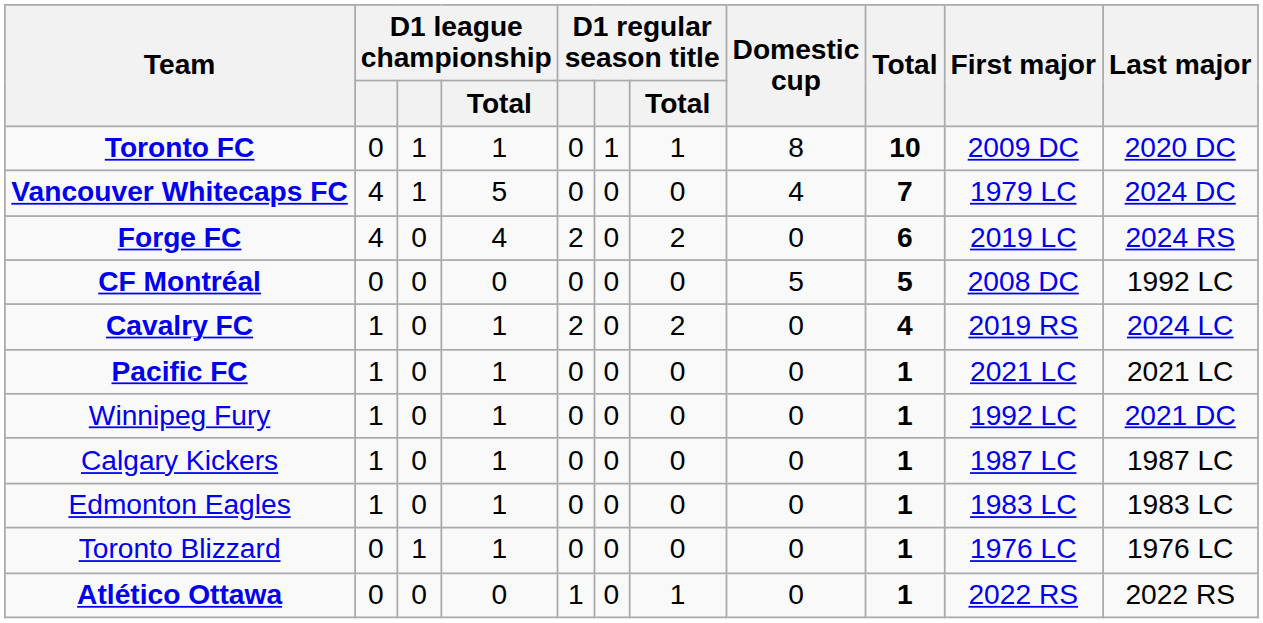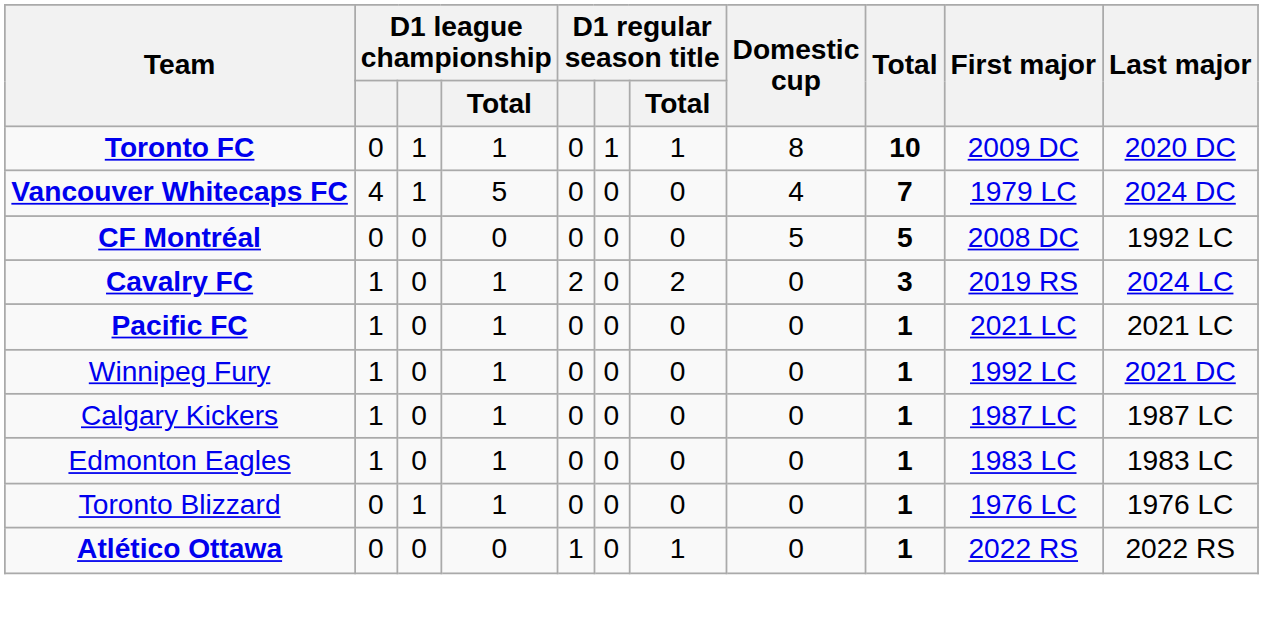- row: (180, 237)
(905, 326) 4 -> (905, 281) 3
